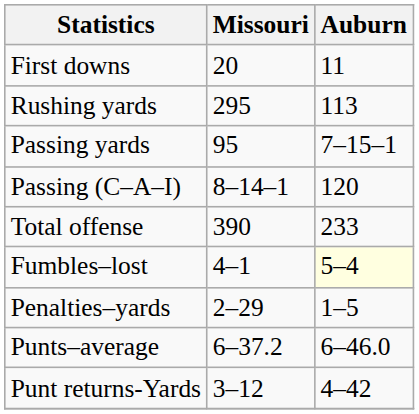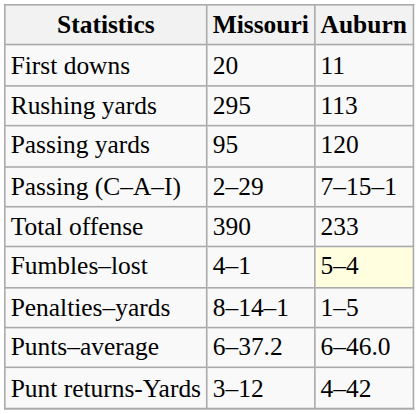(359, 145) 7–15–1 -> (340, 145) 120
(251, 186) 8–14–1 -> (238, 186) 2–29
(340, 186) 120 -> (359, 186) 7–15–1
(238, 307) 2–29 -> (251, 307) 8–14–1
